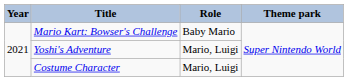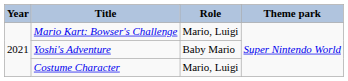(209, 31) Baby Mario -> (210, 31) Mario, Luigi
(210, 49) Mario, Luigi -> (209, 49) Baby Mario
